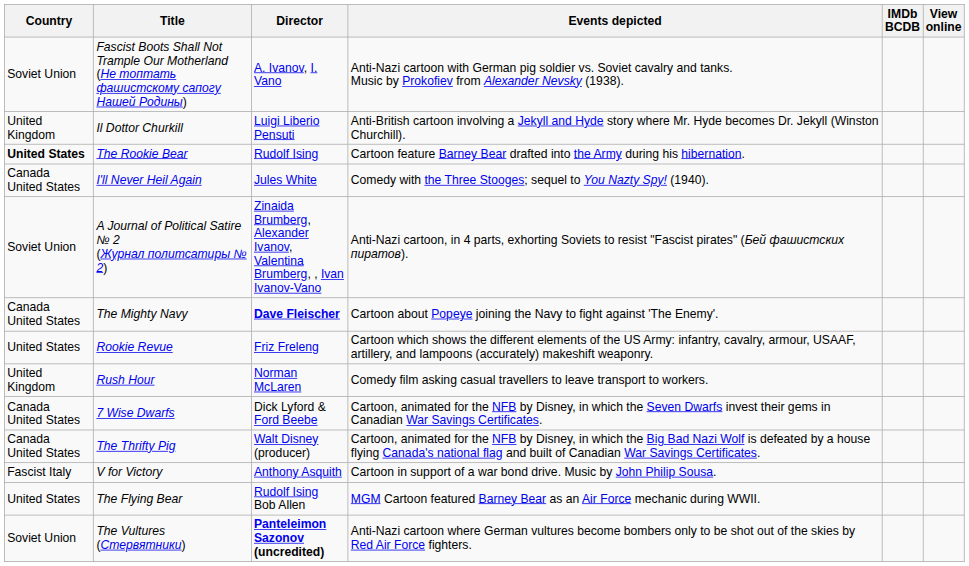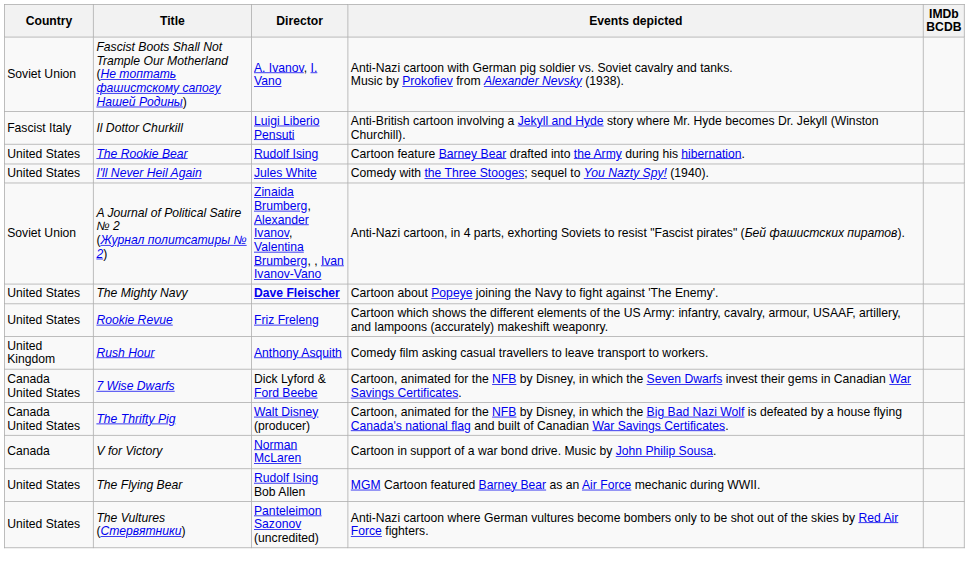- column: (944, 20)
(31, 127) United Kingdom -> (39, 127) Fascist Italy
(46, 154) bold -> (44, 154) normal
(44, 180) Canada United States -> (44, 173) United States
(44, 314) Canada United States -> (44, 294) United States
(278, 380) Norman McLaren -> (298, 353) Anthony Asquith
(39, 472) Fascist Italy -> (28, 451) Canada
(298, 472) Anthony Asquith -> (278, 451) Norman McLaren
(42, 538) Soviet Union -> (44, 524) United States
(290, 538) bold -> (288, 524) normal
